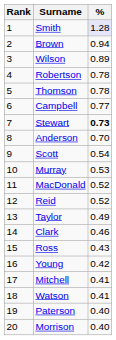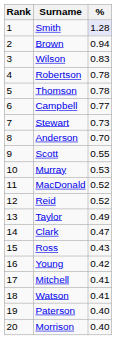(100, 59) 0.89 -> (100, 59) 0.83
(100, 122) bold -> (100, 122) normal
(100, 153) 0.54 -> (100, 153) 0.55
(100, 232) 0.46 -> (100, 232) 0.47
